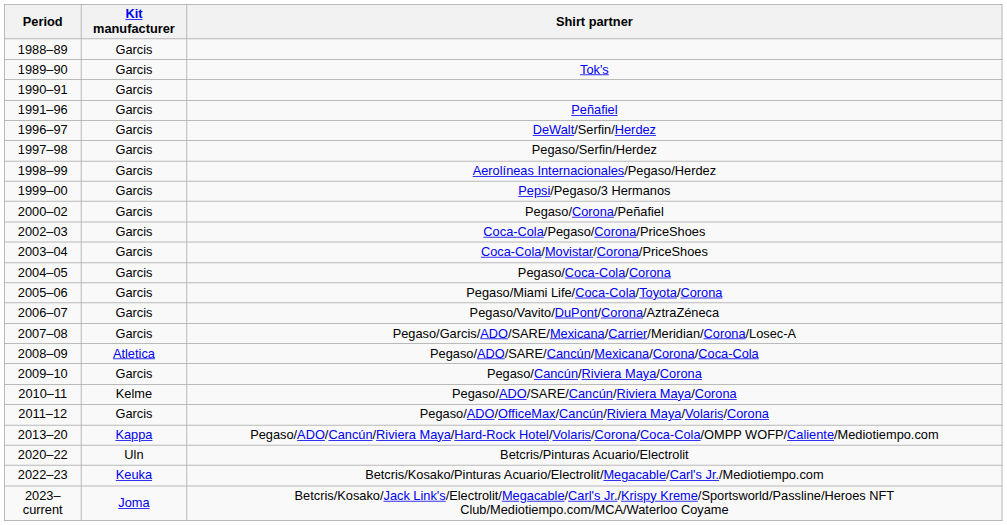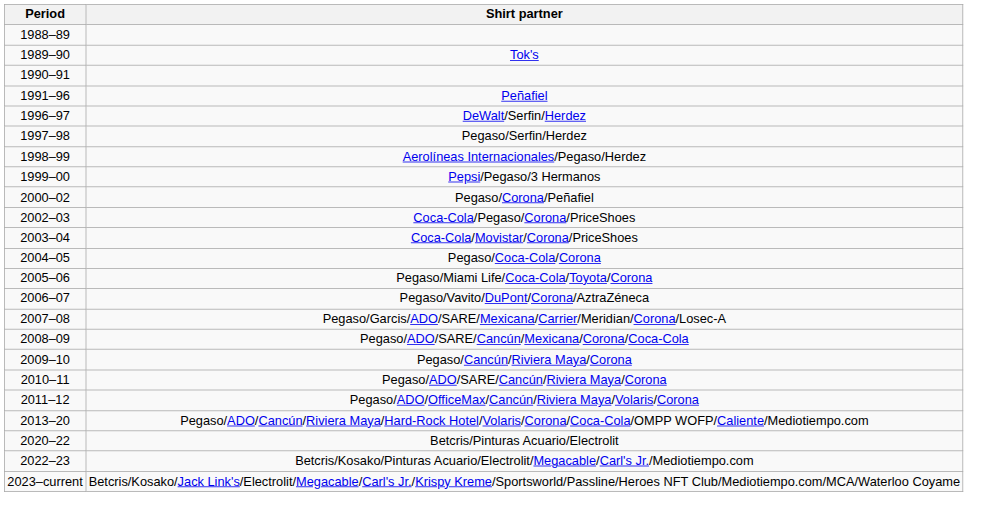- column: (134, 21)
